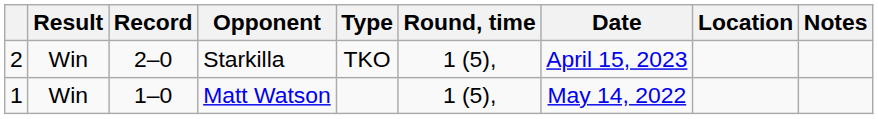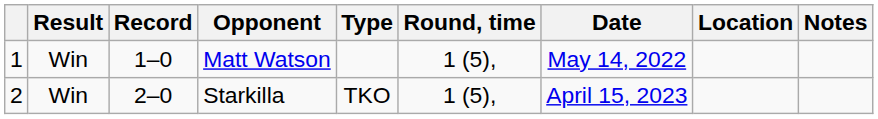rows swapped: (244, 58) <-> (267, 95)
